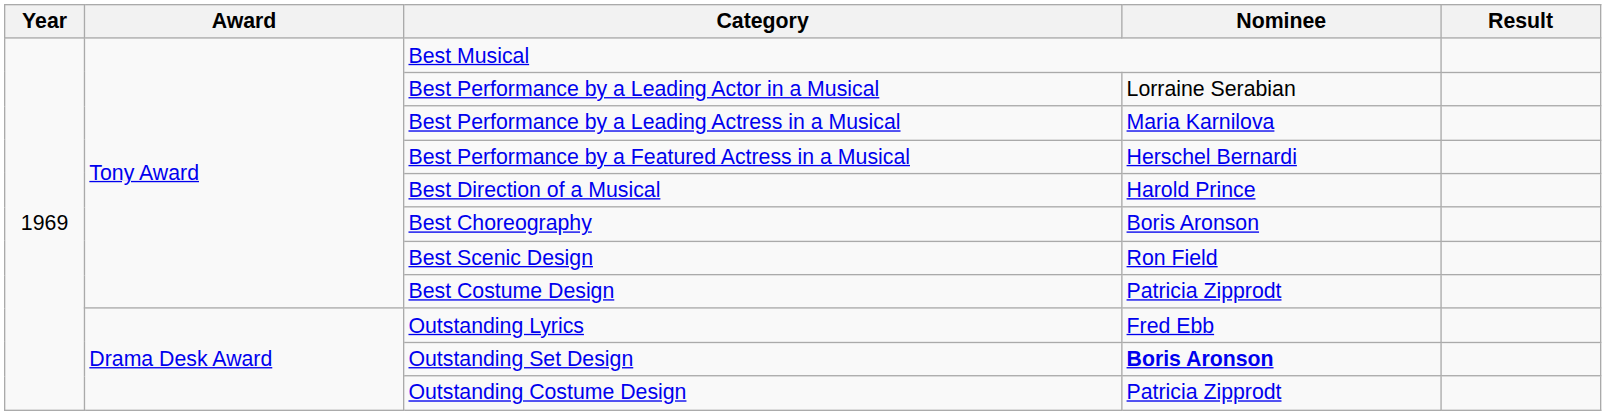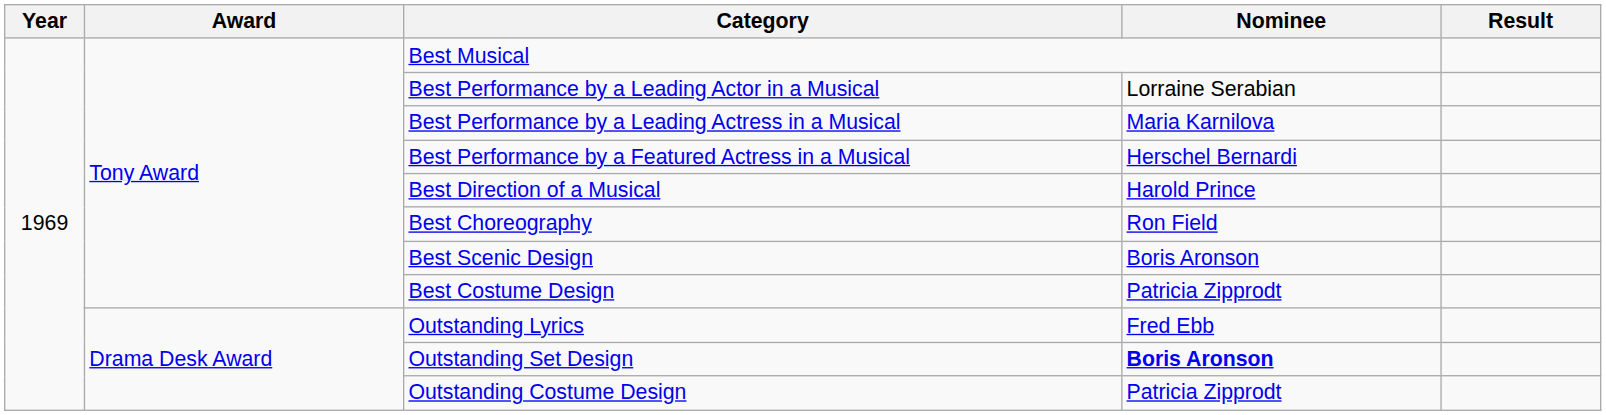(1193, 223) Boris Aronson -> (1172, 223) Ron Field
(1172, 257) Ron Field -> (1193, 257) Boris Aronson
